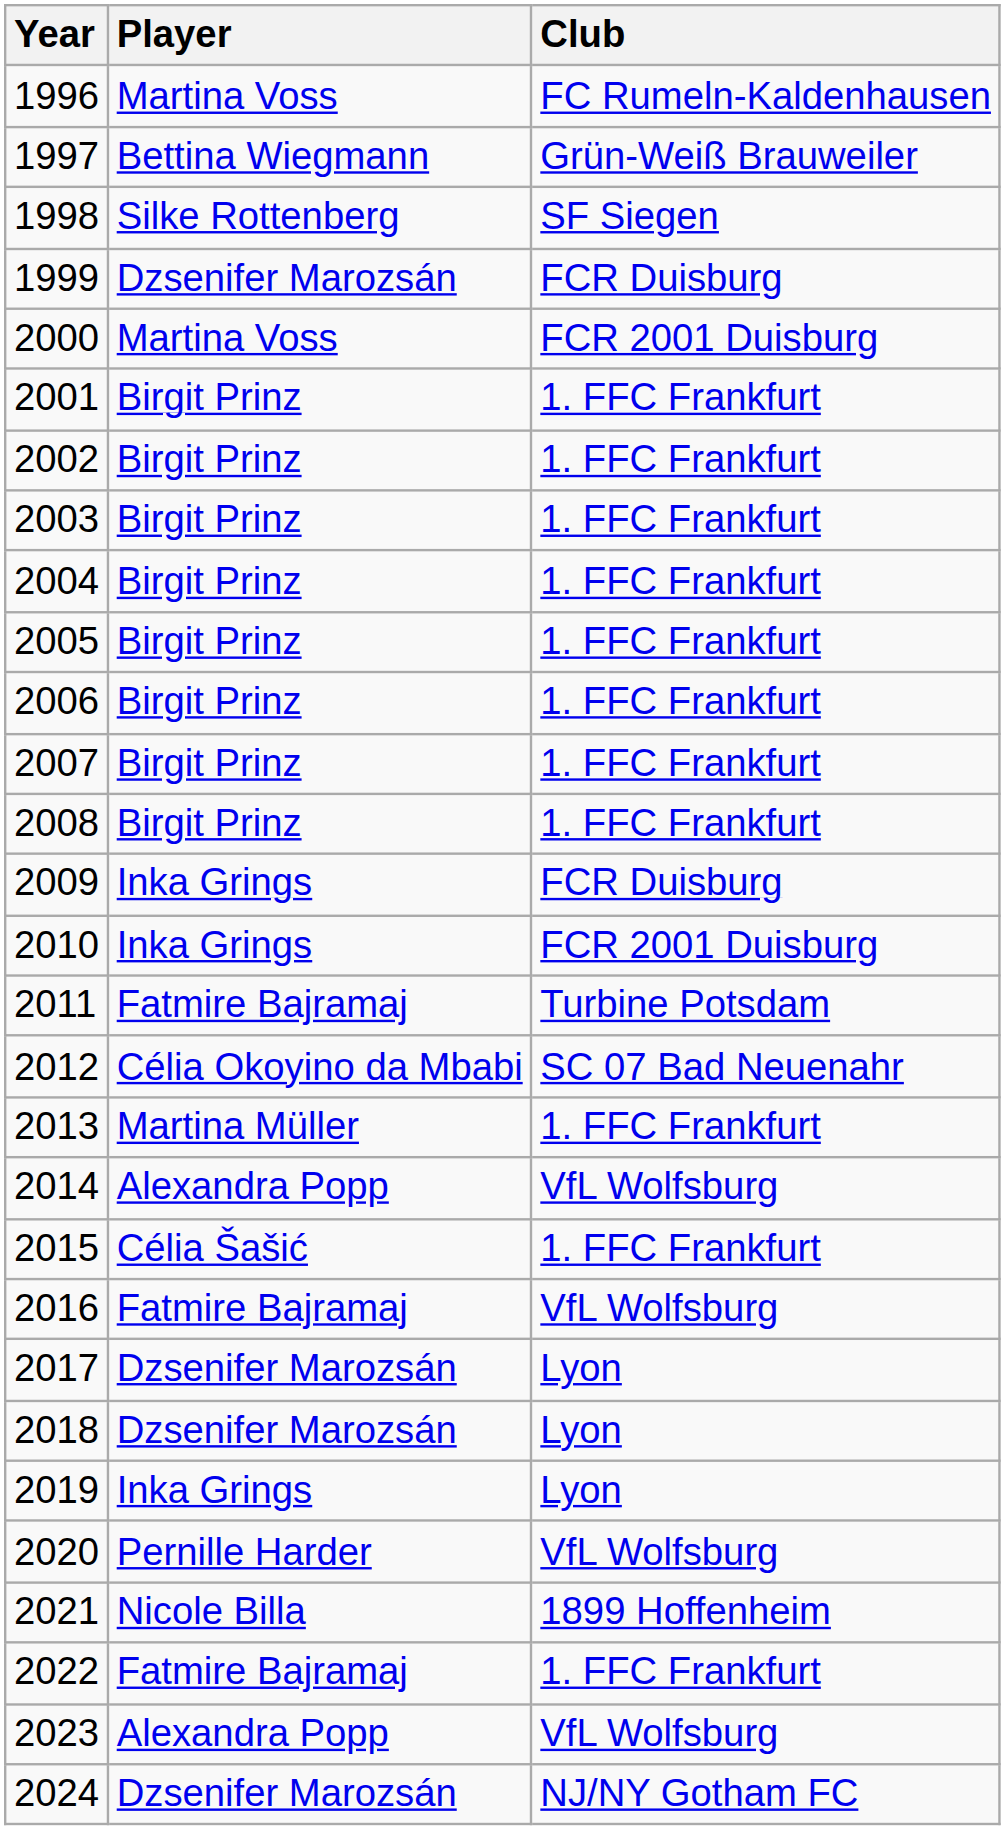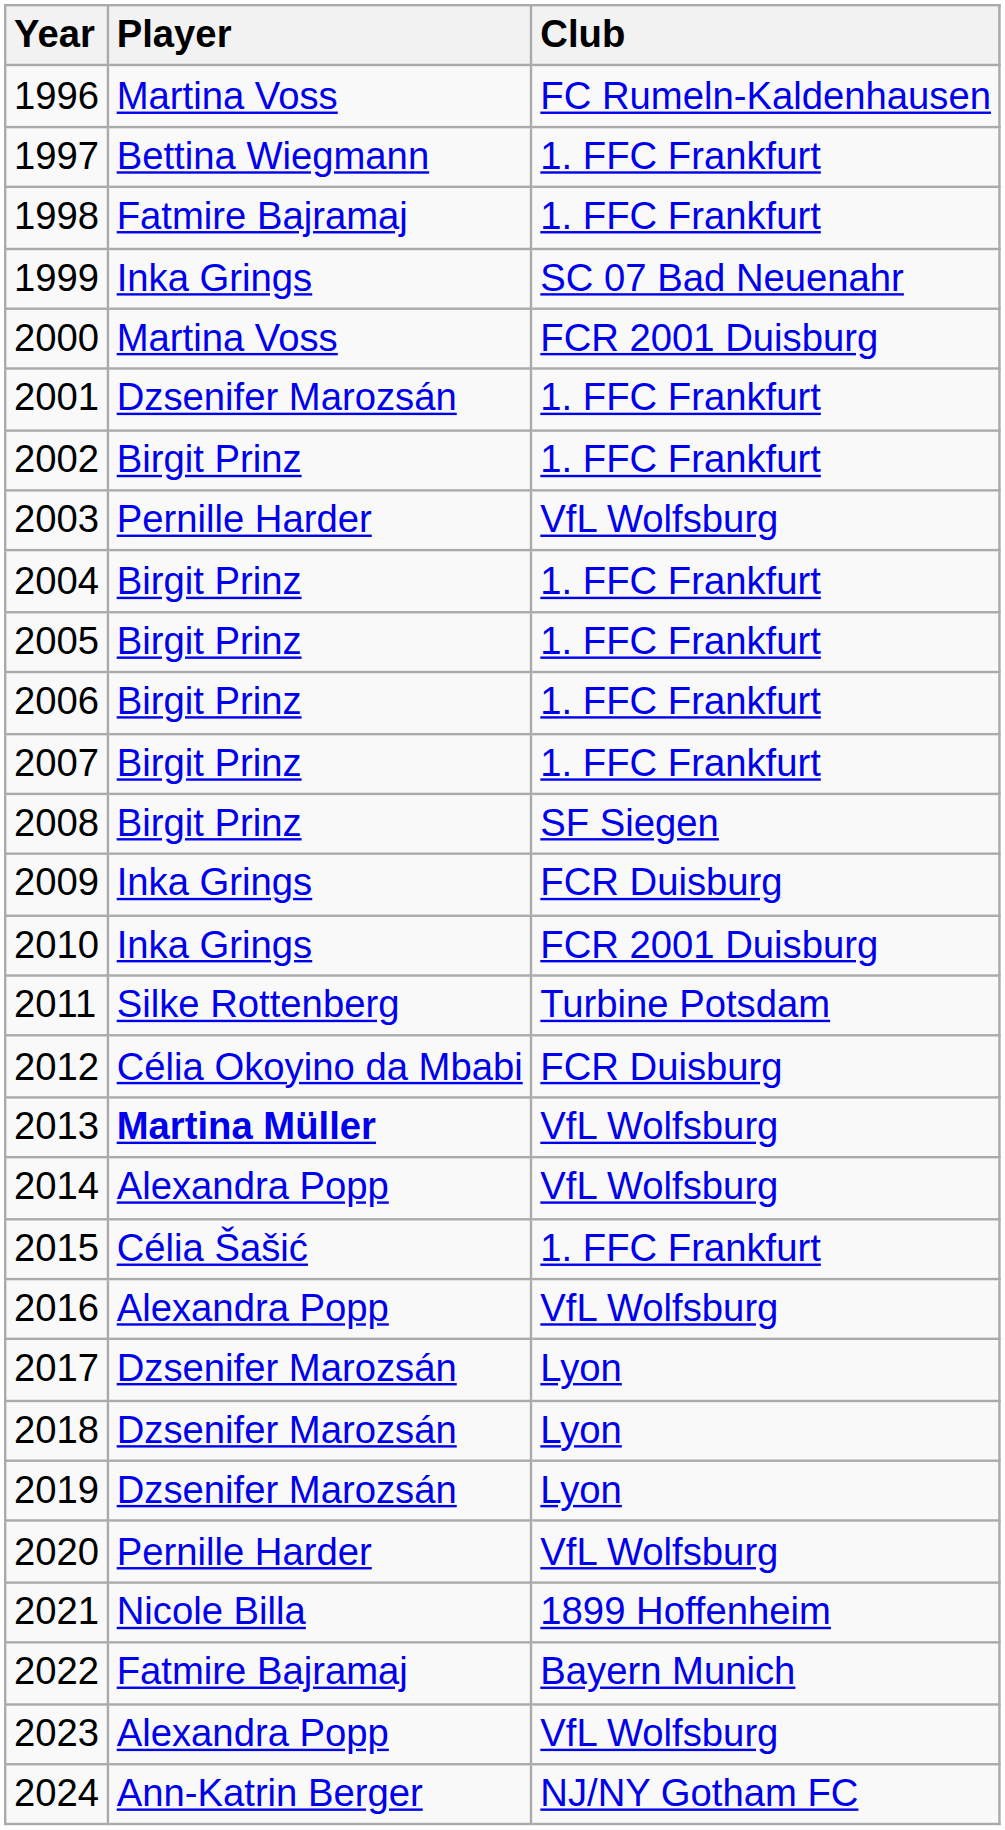(729, 156) Grün-Weiß Brauweiler -> (681, 156) 1. FFC Frankfurt
(258, 216) Silke Rottenberg -> (262, 216) Fatmire Bajramaj
(630, 216) SF Siegen -> (681, 216) 1. FFC Frankfurt
(287, 277) Dzsenifer Marozsán -> (214, 277) Inka Grings
(661, 277) FCR Duisburg -> (722, 277) SC 07 Bad Neuenahr
(209, 398) Birgit Prinz -> (287, 398) Dzsenifer Marozsán
(209, 519) Birgit Prinz -> (244, 519) Pernille Harder
(681, 519) 1. FFC Frankfurt -> (659, 519) VfL Wolfsburg
(681, 823) 1. FFC Frankfurt -> (630, 823) SF Siegen
(262, 1005) Fatmire Bajramaj -> (258, 1005) Silke Rottenberg
(722, 1065) SC 07 Bad Neuenahr -> (661, 1065) FCR Duisburg
(238, 1126) normal -> (246, 1126) bold
(681, 1126) 1. FFC Frankfurt -> (659, 1126) VfL Wolfsburg
(262, 1308) Fatmire Bajramaj -> (253, 1308) Alexandra Popp
(214, 1490) Inka Grings -> (287, 1490) Dzsenifer Marozsán
(681, 1672) 1. FFC Frankfurt -> (668, 1672) Bayern Munich
(287, 1793) Dzsenifer Marozsán -> (270, 1793) Ann-Katrin Berger
